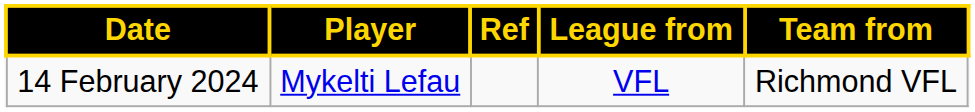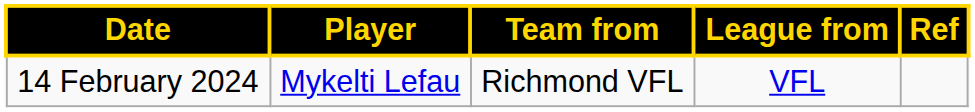columns swapped: (856, 30) <-> (504, 30)
